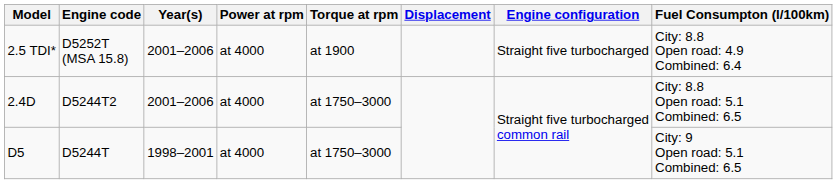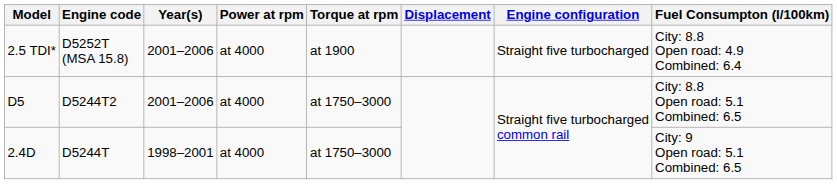(22, 101) 2.4D -> (16, 101) D5
(16, 152) D5 -> (22, 152) 2.4D
